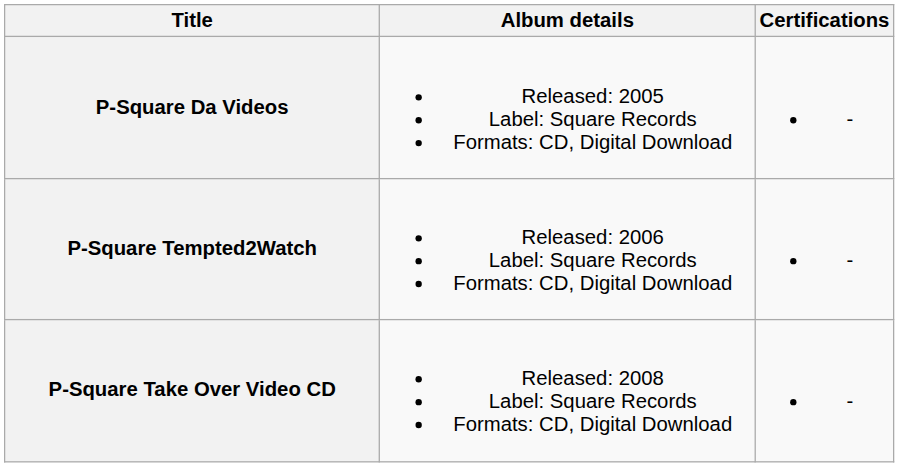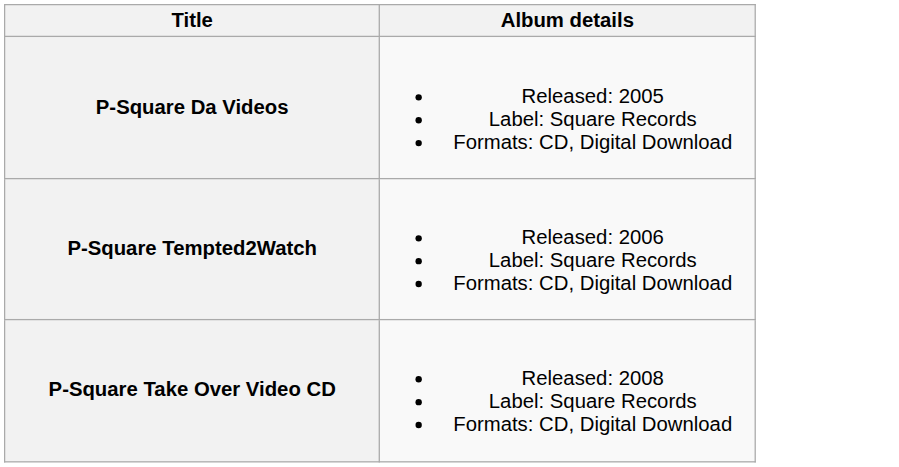- column: (824, 20)
